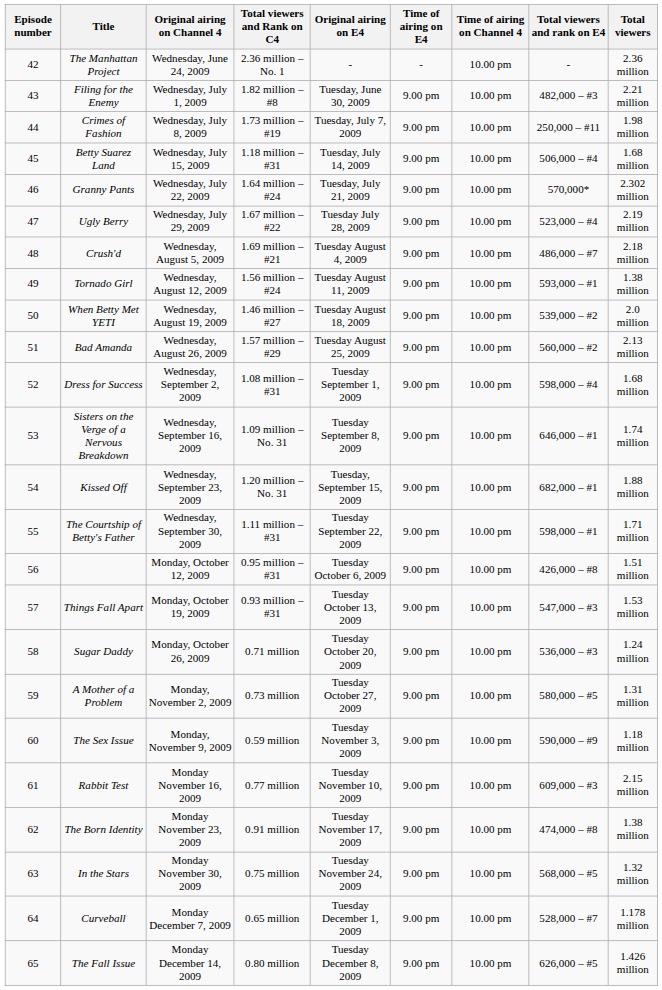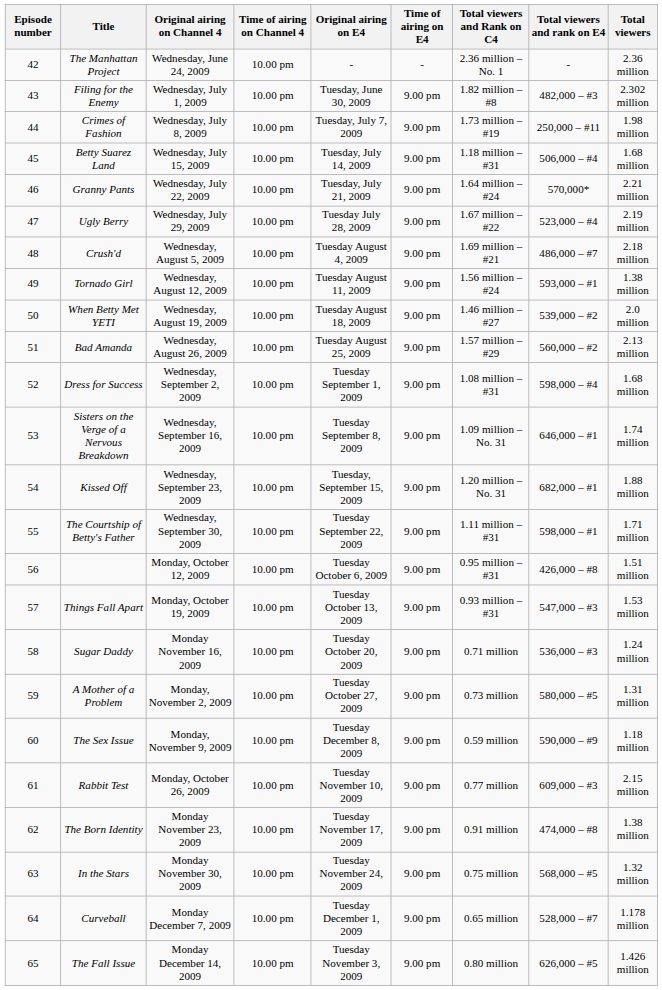columns swapped: (491, 27) <-> (272, 27)
(633, 96) 2.21 million -> (633, 96) 2.302 million
(633, 190) 2.302 million -> (633, 190) 2.21 million
(190, 652) Monday, October 26, 2009 -> (190, 652) Monday November 16, 2009
(350, 741) Tuesday November 3, 2009 -> (351, 741) Tuesday December 8, 2009
(190, 785) Monday November 16, 2009 -> (190, 785) Monday, October 26, 2009
(350, 963) Tuesday December 8, 2009 -> (351, 963) Tuesday November 3, 2009
